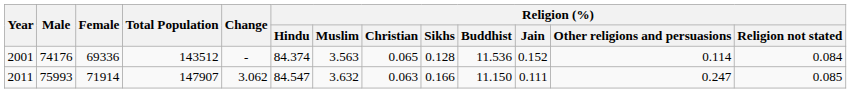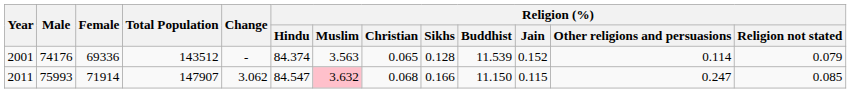(494, 56) 11.536 -> (494, 56) 11.539
(828, 56) 0.084 -> (828, 56) 0.079
(344, 77) no background -> (344, 77) pink background
(403, 77) 0.063 -> (403, 77) 0.068
(533, 77) 0.111 -> (533, 77) 0.115
